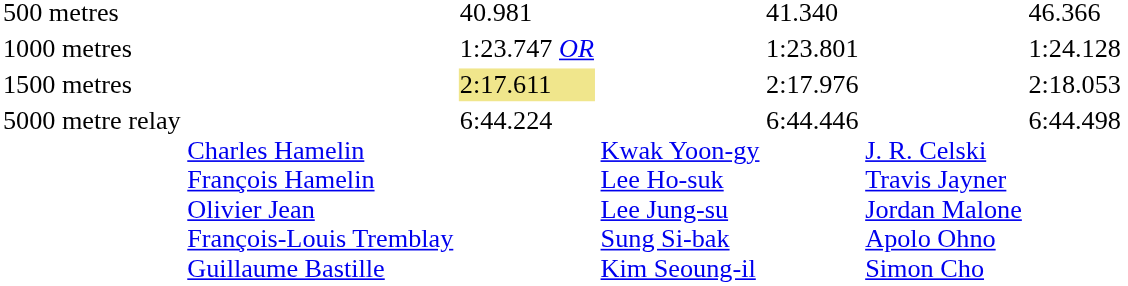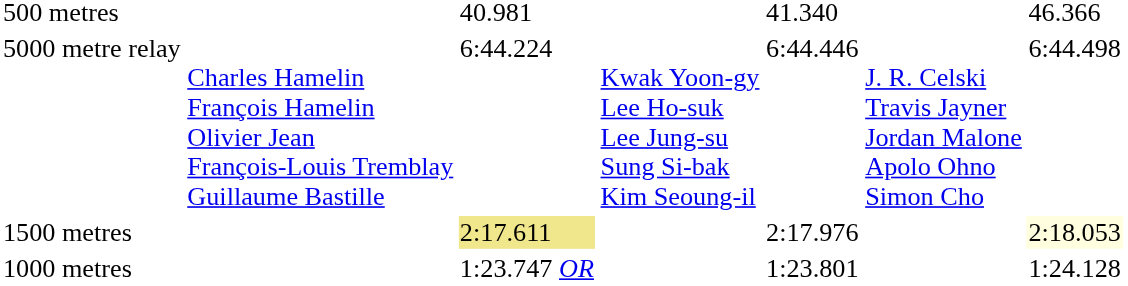rows swapped: (67, 48) <-> (92, 120)
(1075, 84) no background -> (1075, 232) lightyellow background
